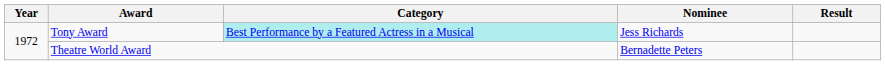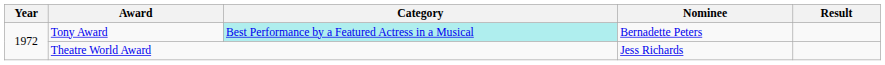(652, 32) Jess Richards -> (661, 32) Bernadette Peters
(661, 50) Bernadette Peters -> (652, 50) Jess Richards
